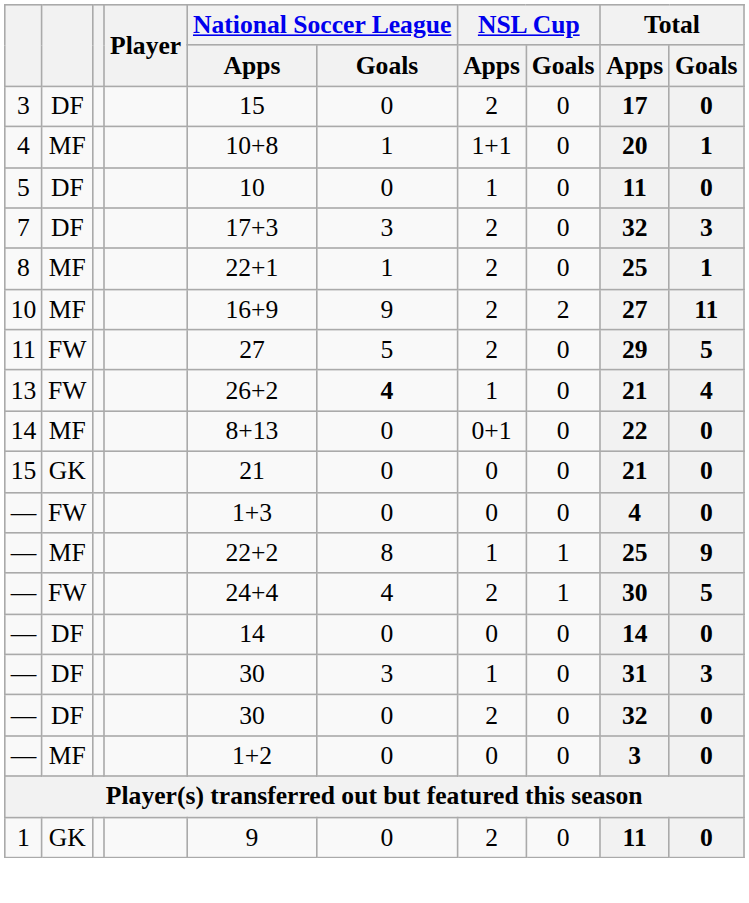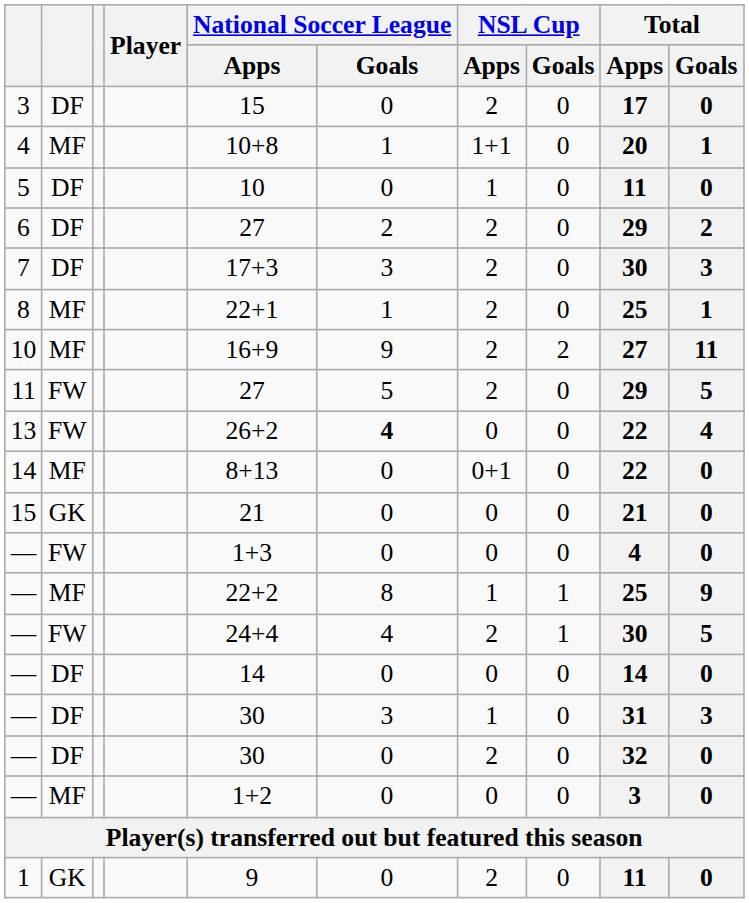+ row: (24, 227)
(635, 227) 32 -> (635, 268) 30
(492, 390) 1 -> (492, 430) 0
(635, 390) 21 -> (635, 430) 22
